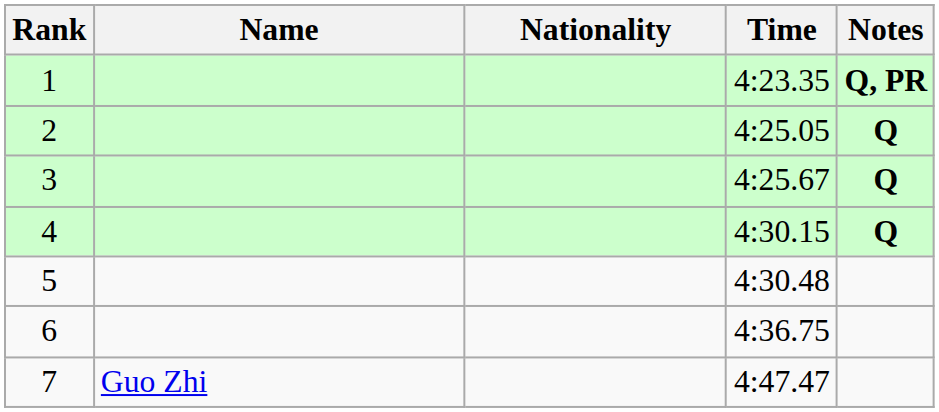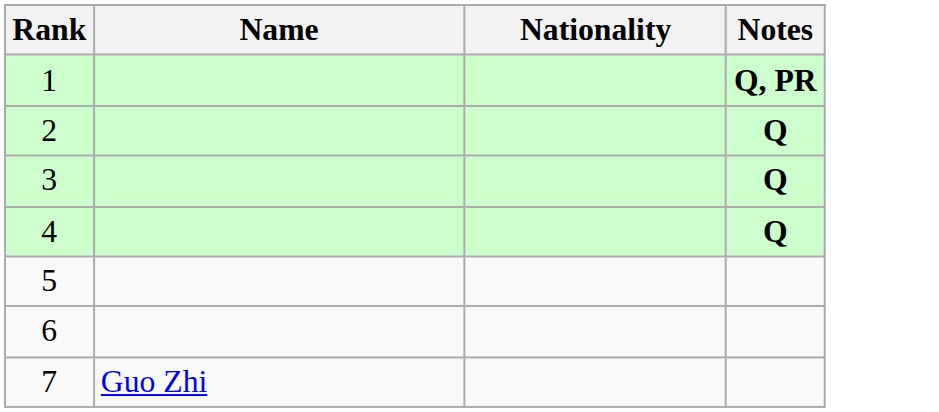- column: (782, 29)
